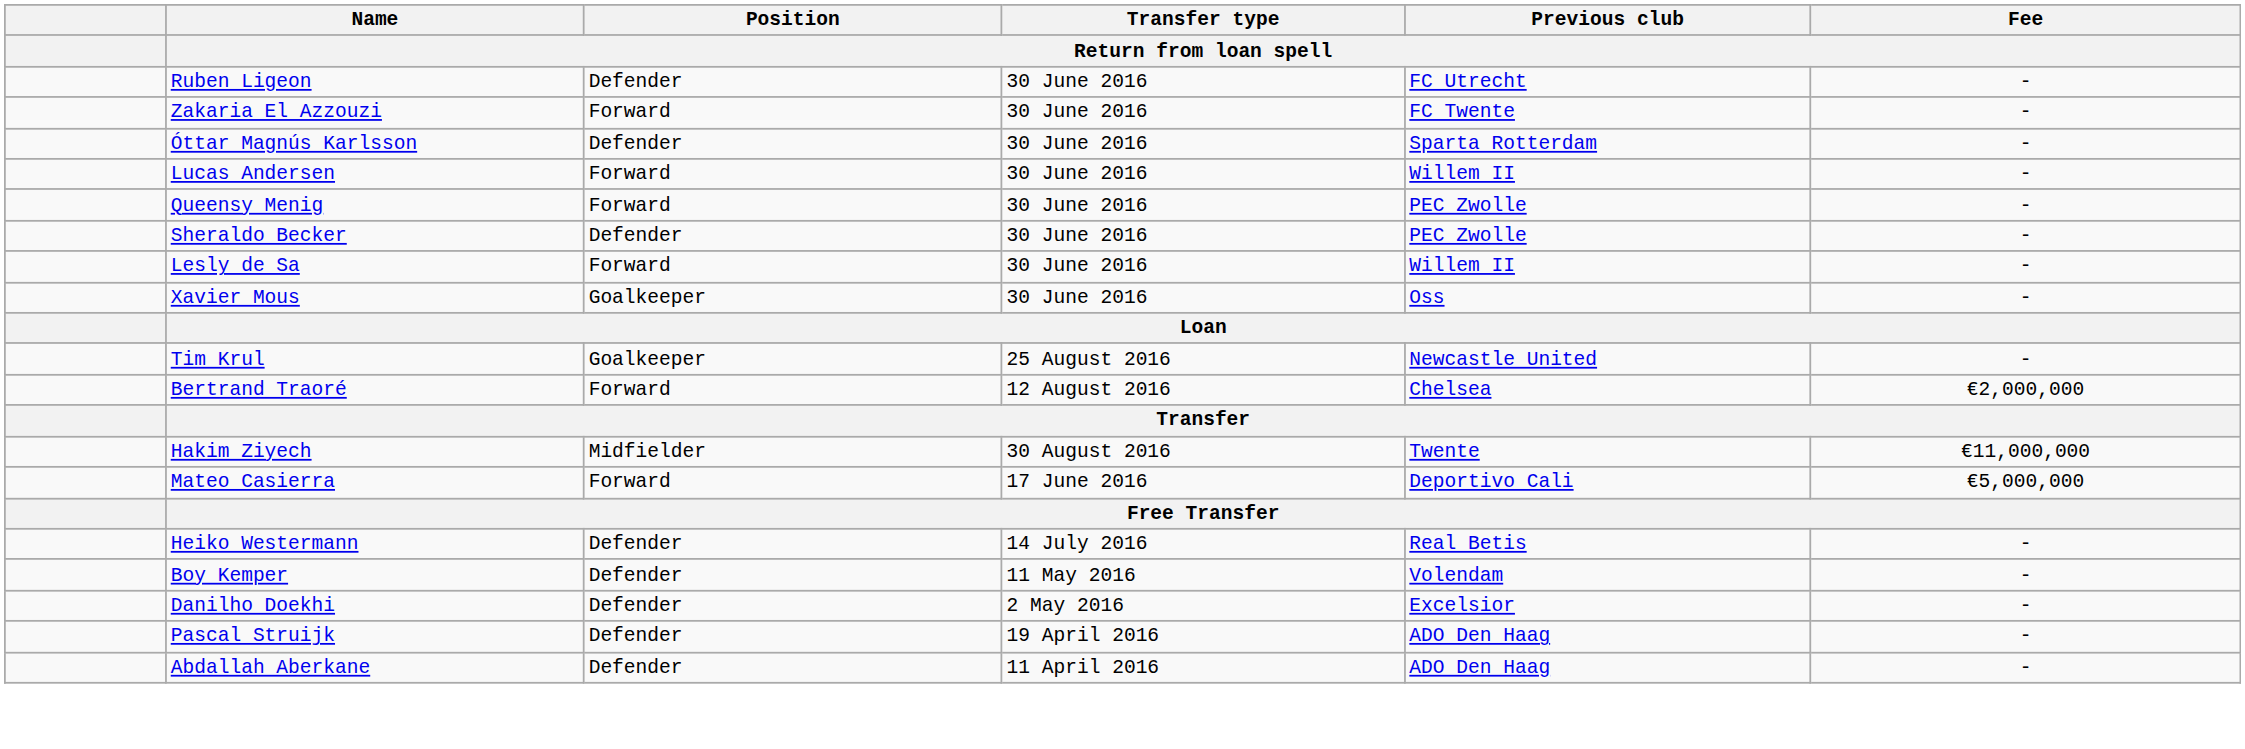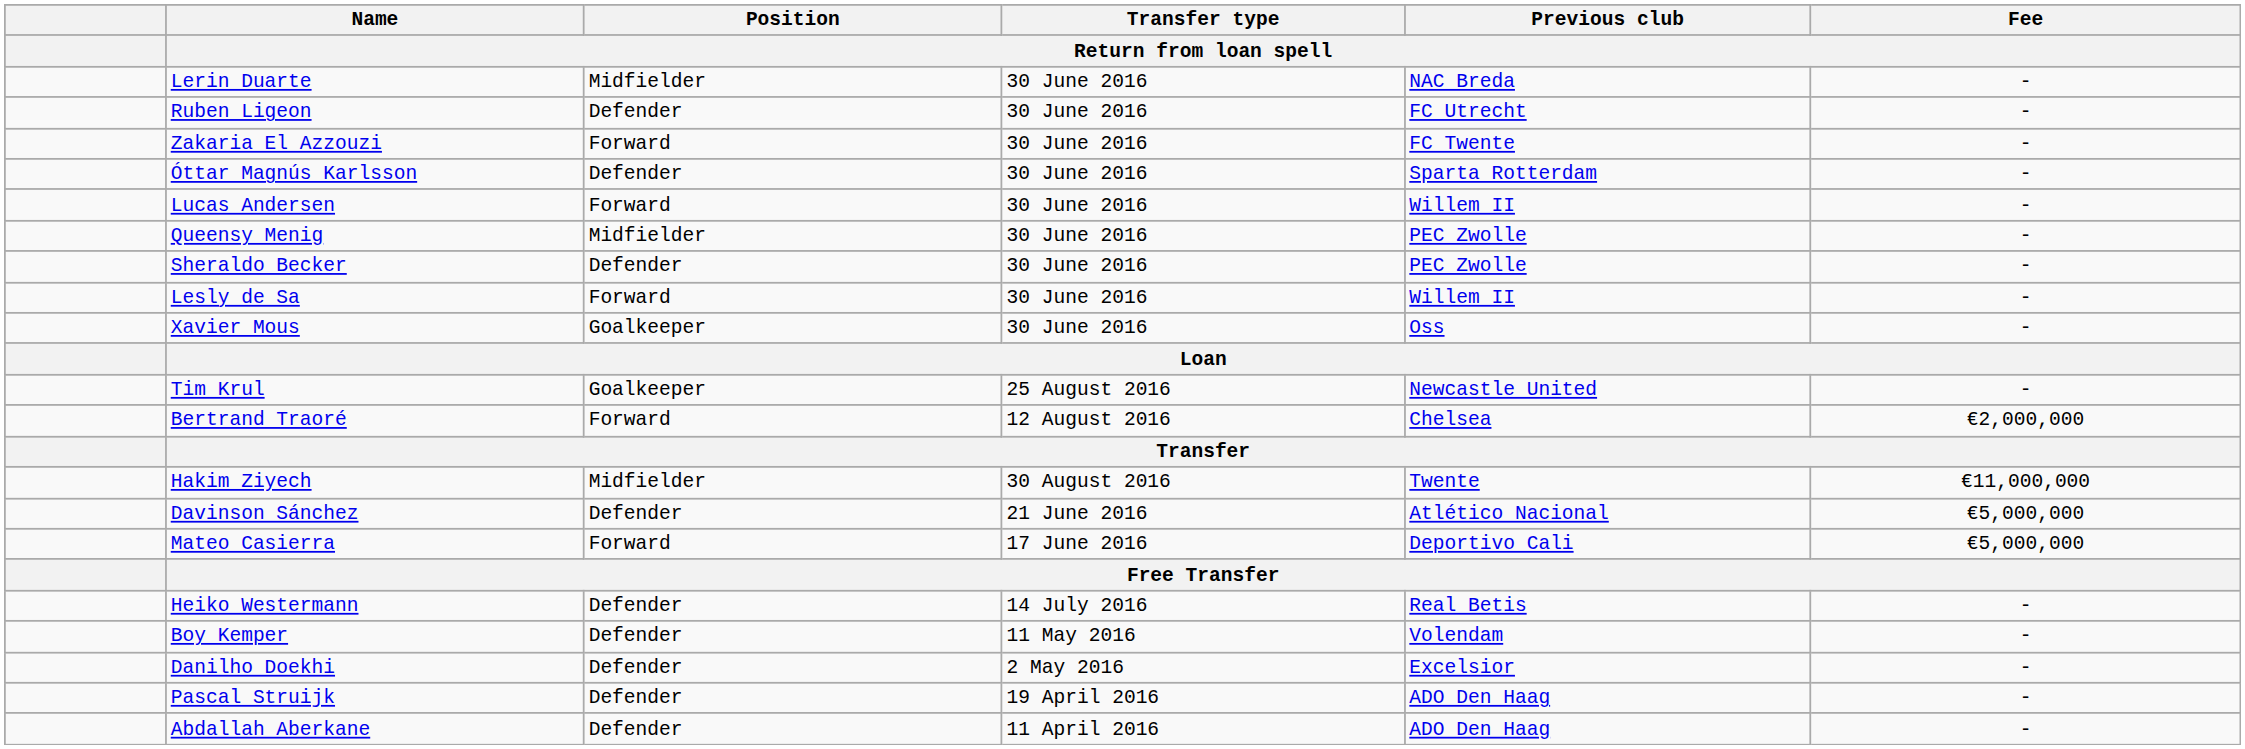+ row: (241, 82)
(630, 205) Forward -> (647, 236) Midfielder
+ row: (265, 513)
